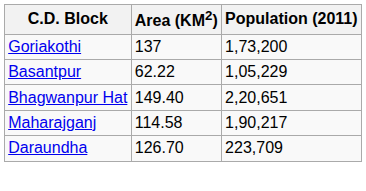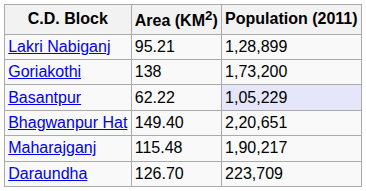+ row: (59, 46)
(148, 46) 137 -> (148, 72) 138
(256, 72) no background -> (256, 97) lavender background
(159, 123) 114.58 -> (159, 148) 115.48
